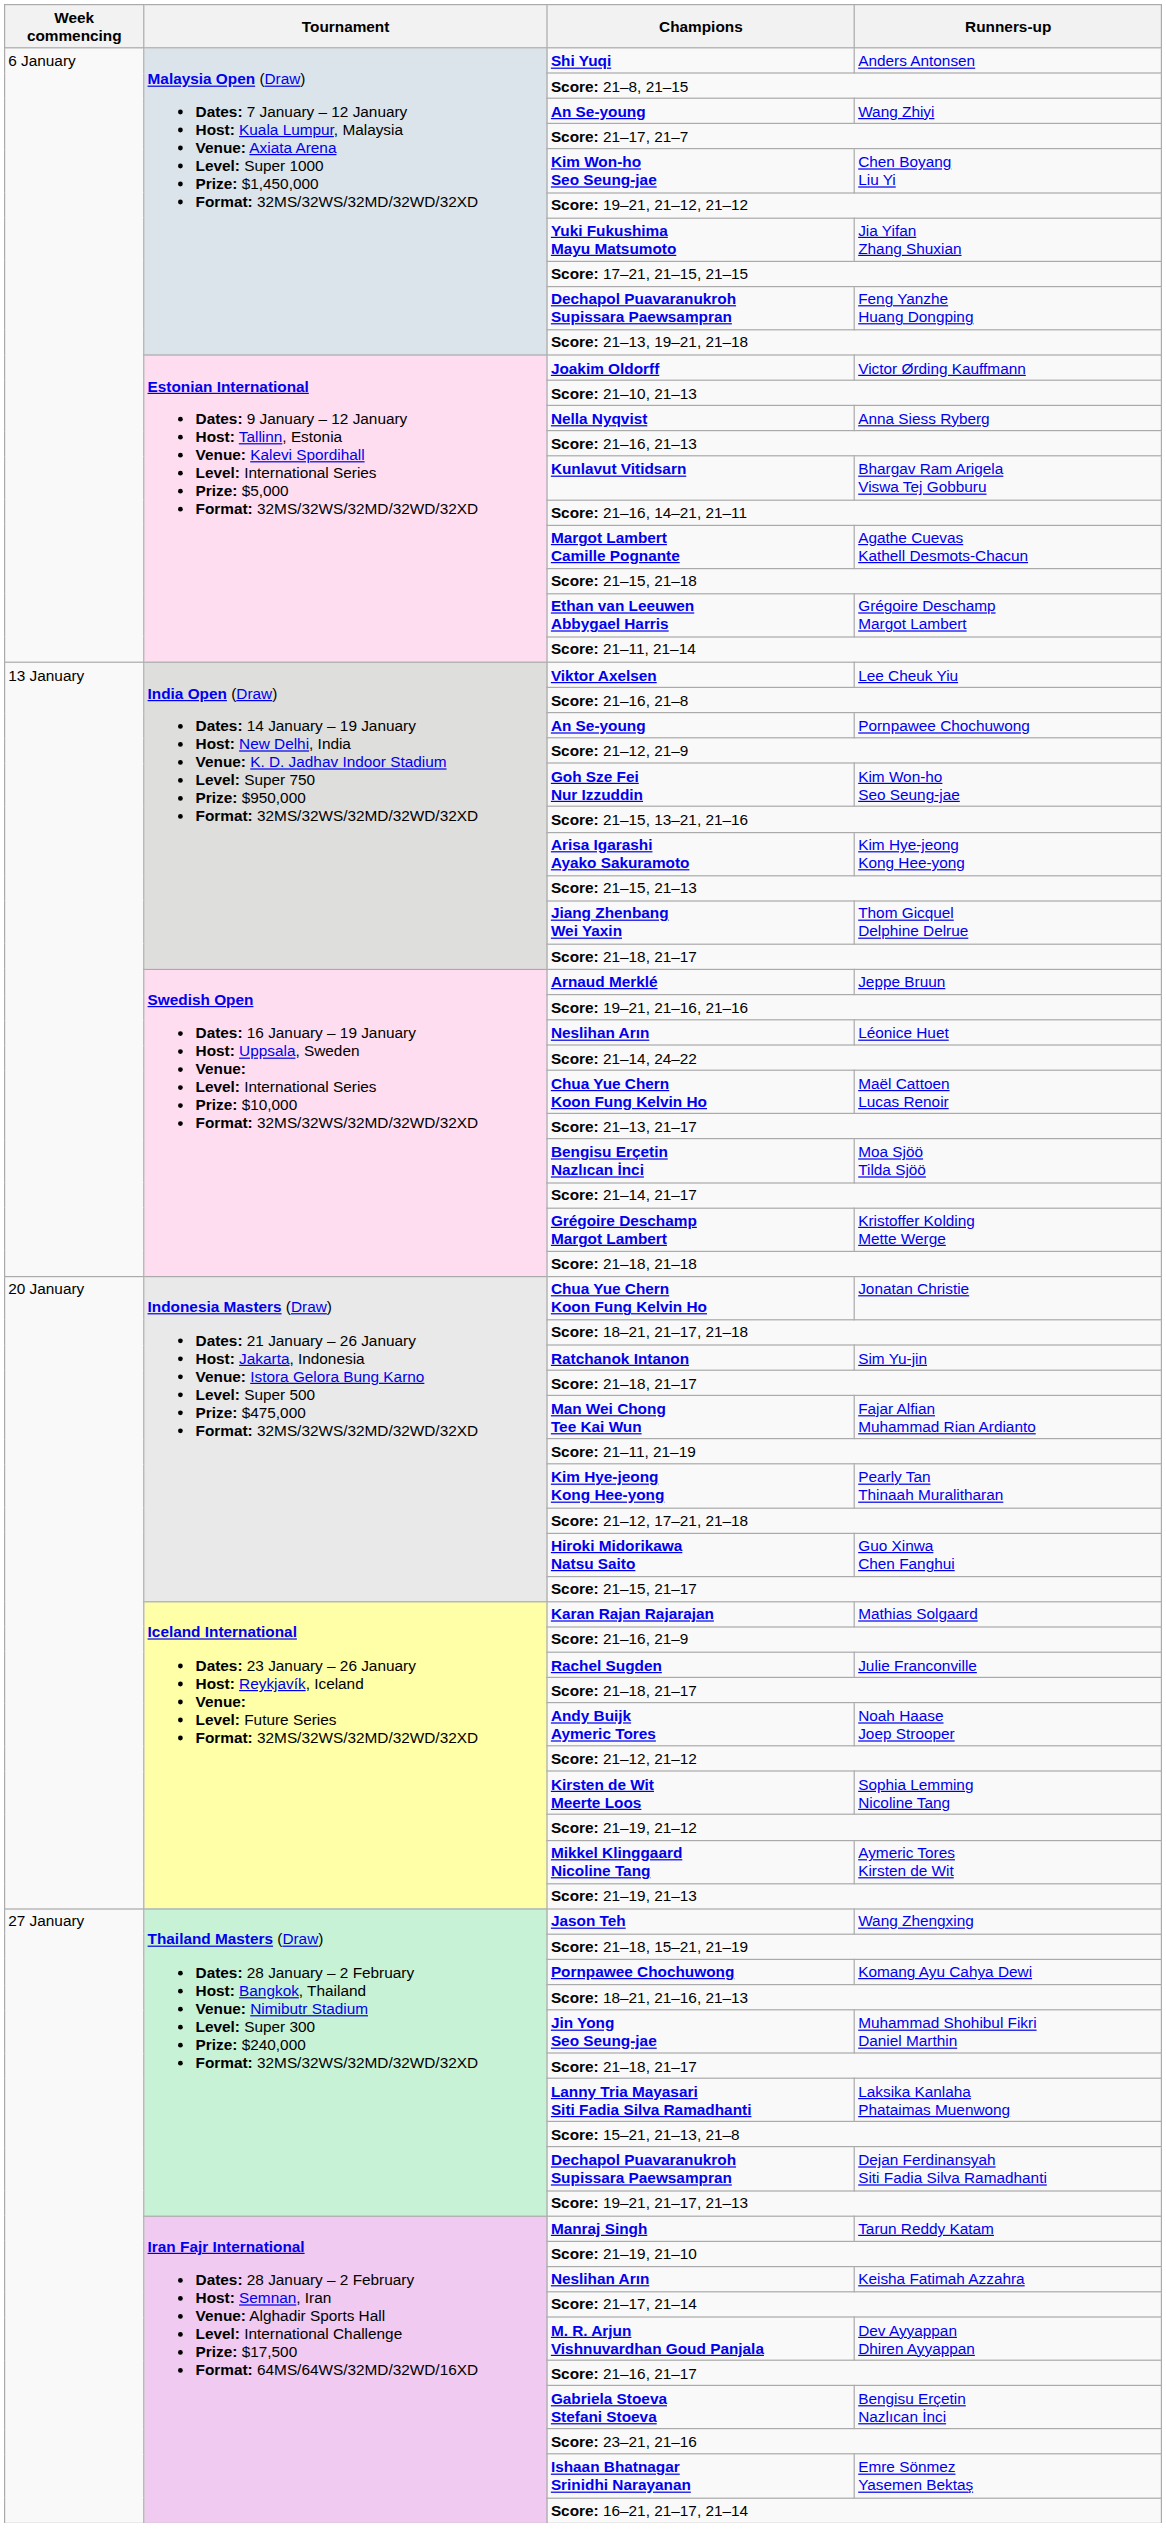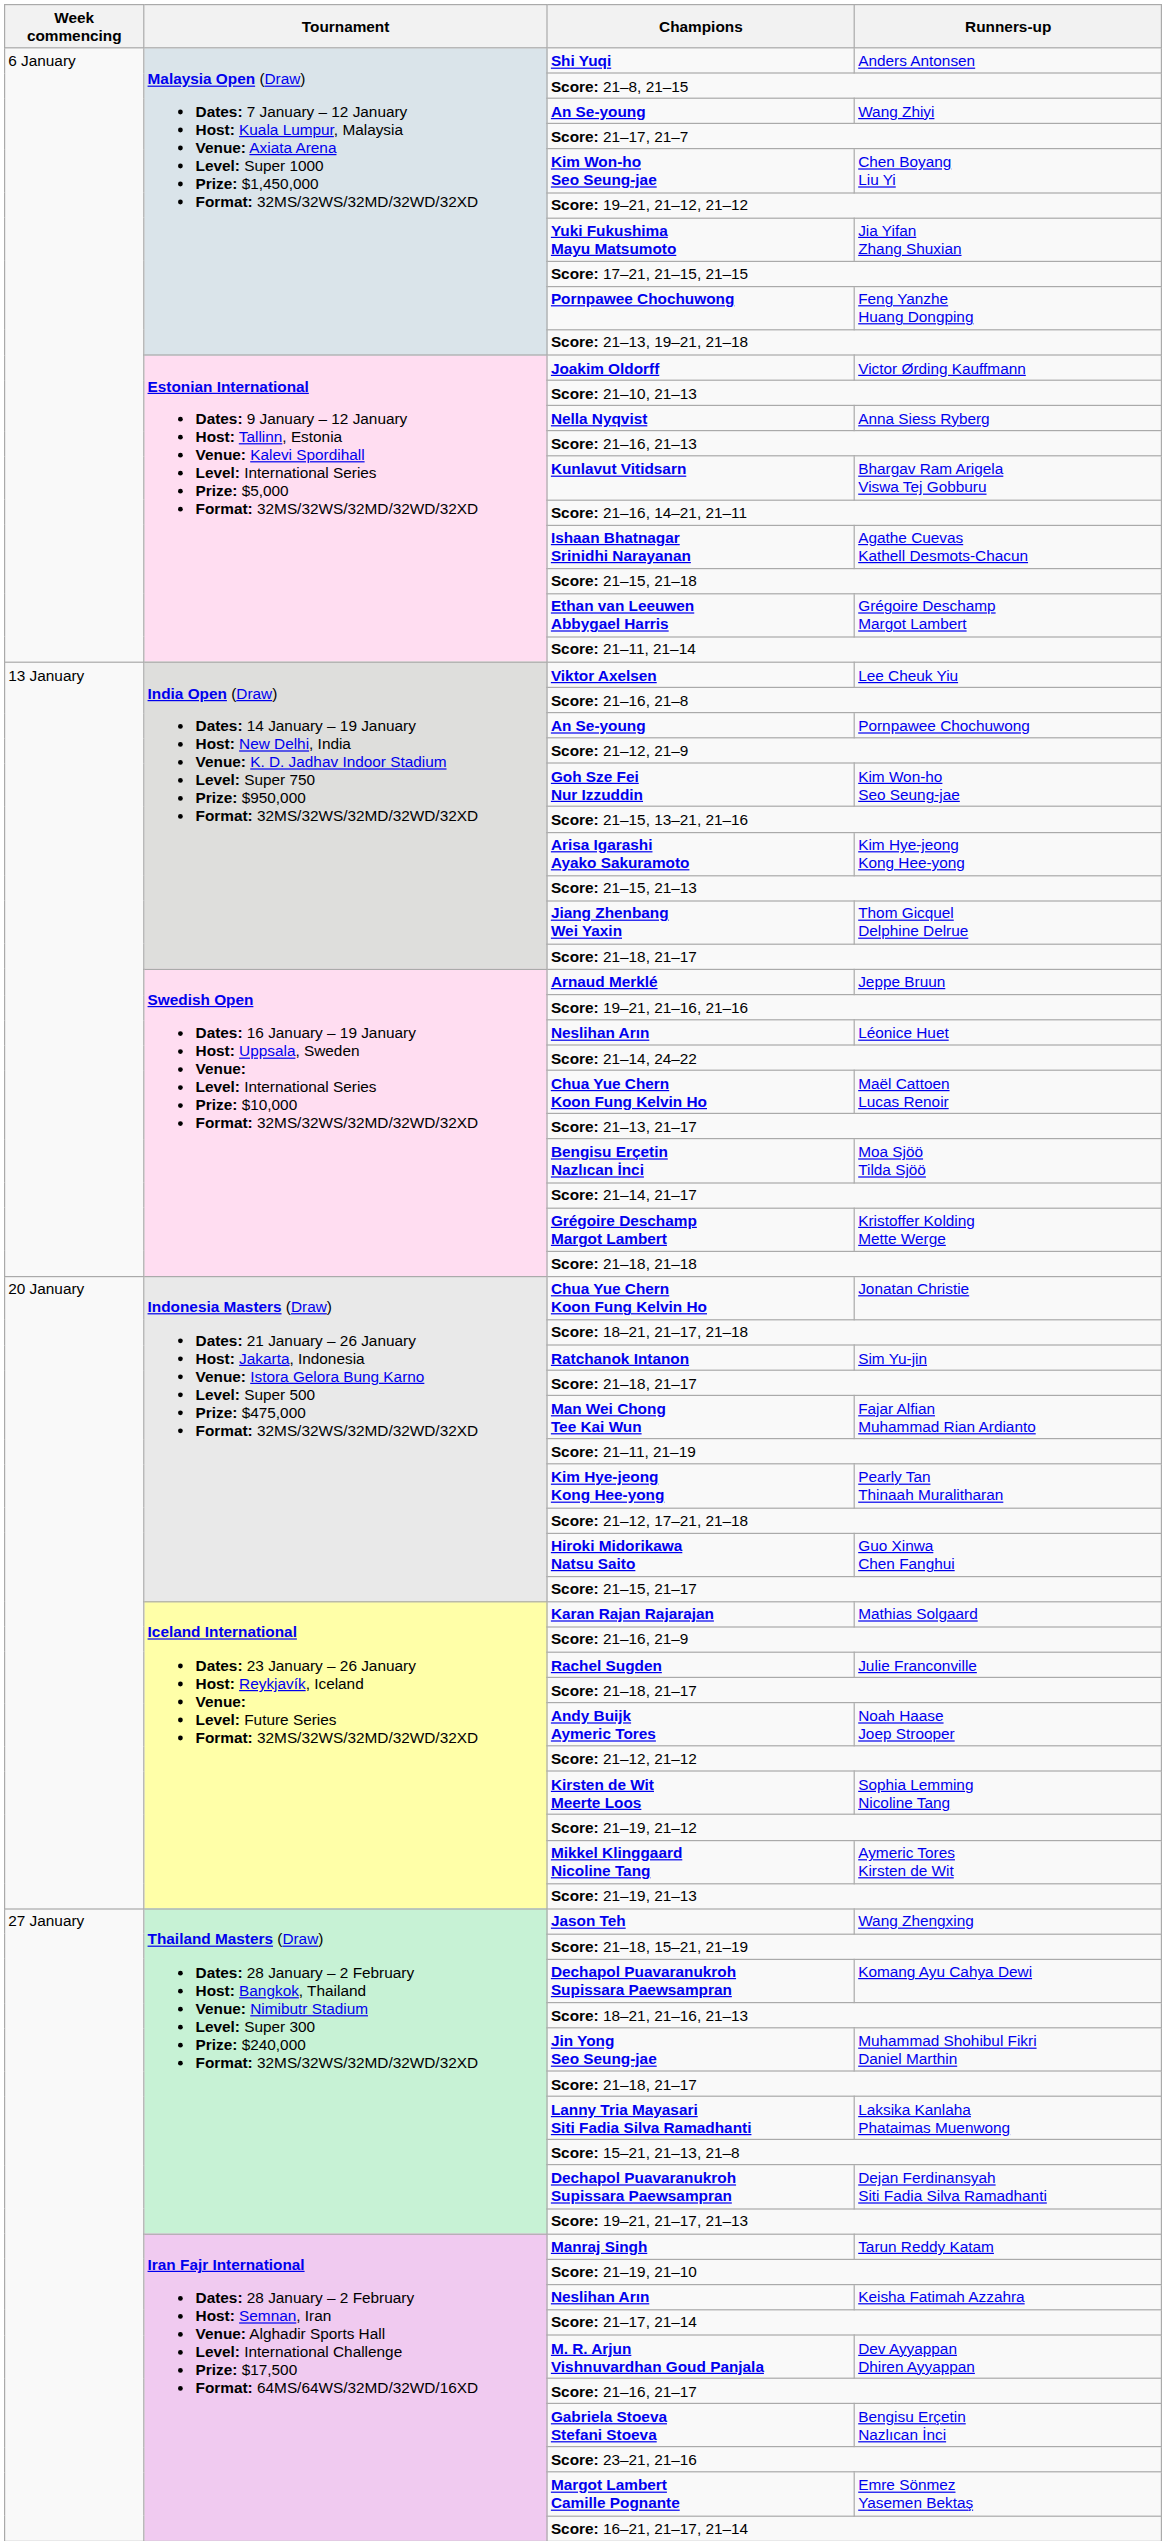(643, 308) Dechapol Puavaranukroh Supissara Paewsampran -> (643, 299) Pornpawee Chochuwong
(615, 546) Margot Lambert Camille Pognante -> (621, 546) Ishaan Bhatnagar Srinidhi Narayanan
(643, 1972) Pornpawee Chochuwong -> (643, 1981) Dechapol Puavaranukroh Supissara Paewsampran
(621, 2476) Ishaan Bhatnagar Srinidhi Narayanan -> (615, 2494) Margot Lambert Camille Pognante
